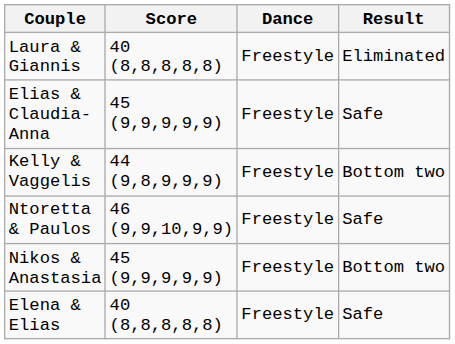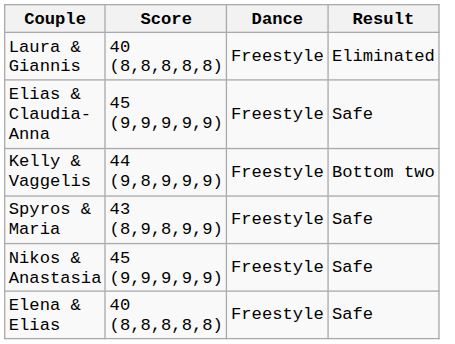+ row: (50, 220)
- row: (50, 220)
(394, 267) Bottom two -> (352, 267) Safe
